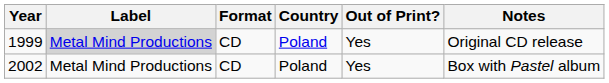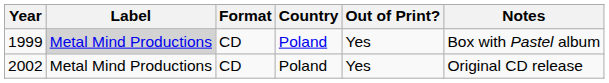(515, 41) Original CD release -> (524, 41) Box with Pastel album
(524, 66) Box with Pastel album -> (515, 66) Original CD release
